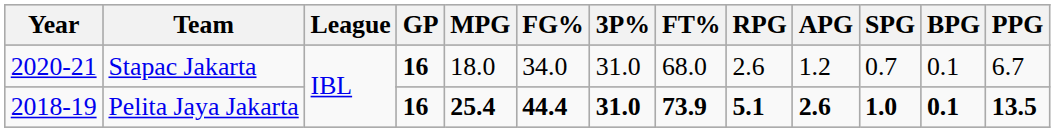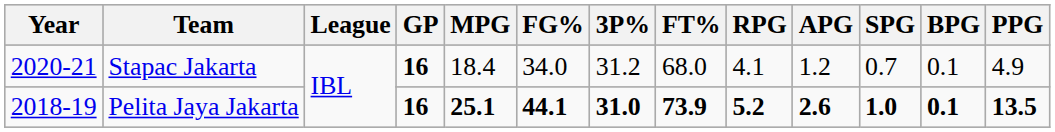(473, 65) 18.0 -> (473, 65) 18.4
(618, 65) 31.0 -> (618, 65) 31.2
(749, 65) 2.6 -> (749, 65) 4.1
(1008, 65) 6.7 -> (1008, 65) 4.9
(473, 106) 25.4 -> (473, 106) 25.1
(545, 106) 44.4 -> (545, 106) 44.1
(749, 106) 5.1 -> (749, 106) 5.2
